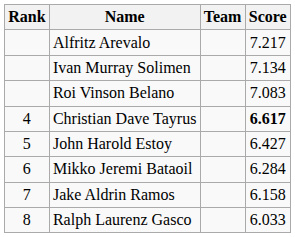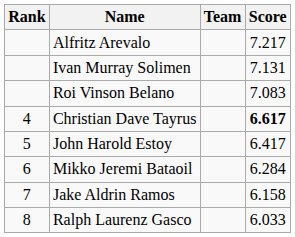(268, 67) 7.134 -> (268, 67) 7.131
(268, 144) 6.427 -> (268, 144) 6.417
